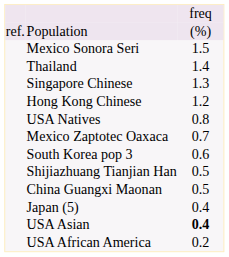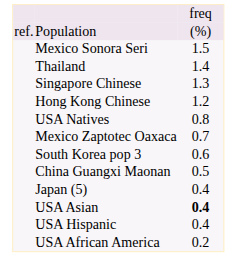- row: (102, 172)
+ row: (76, 224)
